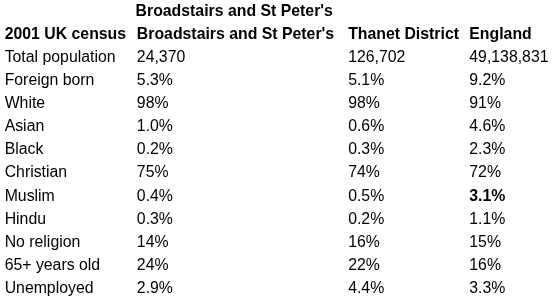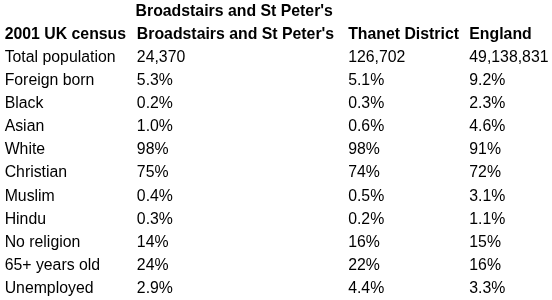rows swapped: (25, 103) <-> (24, 149)
(487, 195) bold -> (487, 195) normal
